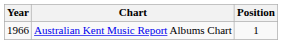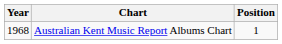(18, 30) 1966 -> (18, 30) 1968
